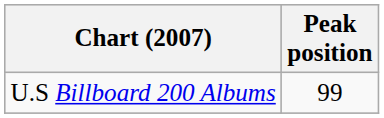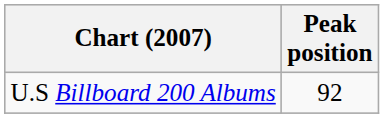(330, 92) 99 -> (330, 92) 92
